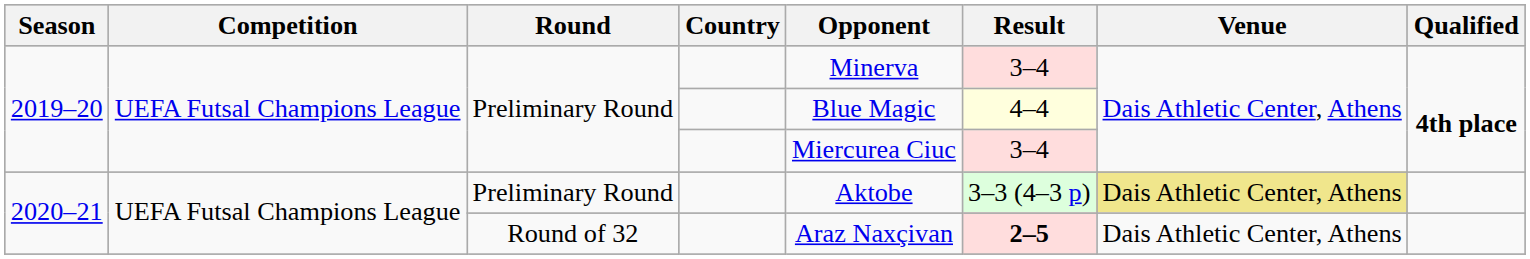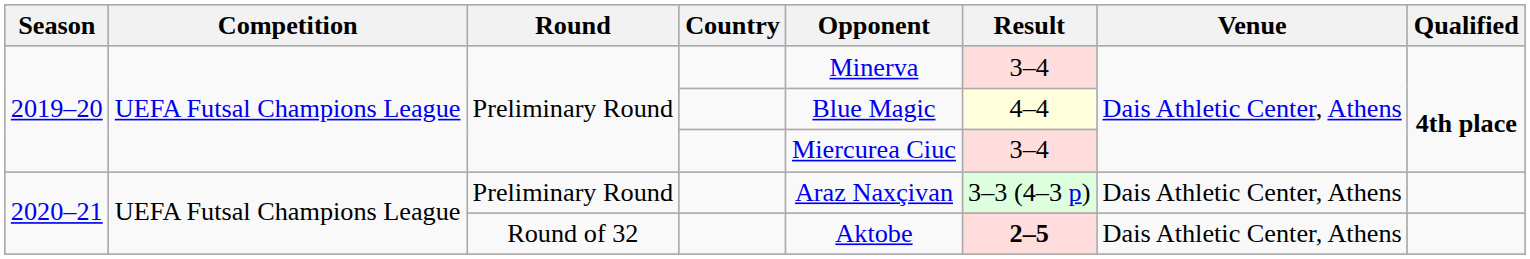(874, 191) Aktobe -> (874, 191) Araz Naxçivan
(1252, 191) khaki background -> (1252, 191) no background
(874, 233) Araz Naxçivan -> (874, 233) Aktobe
